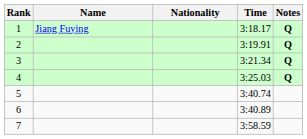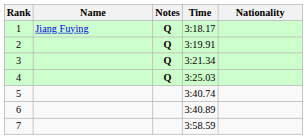columns swapped: (195, 12) <-> (288, 12)
